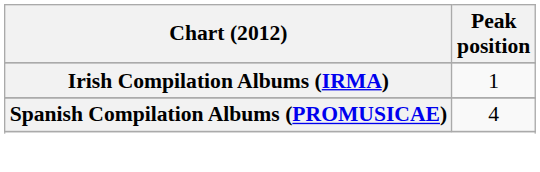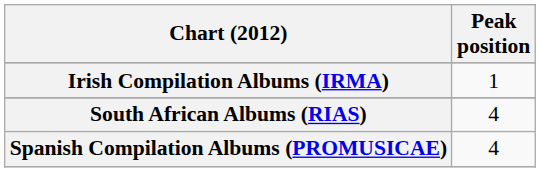+ row: (228, 114)
